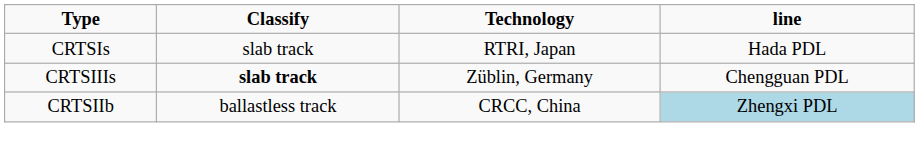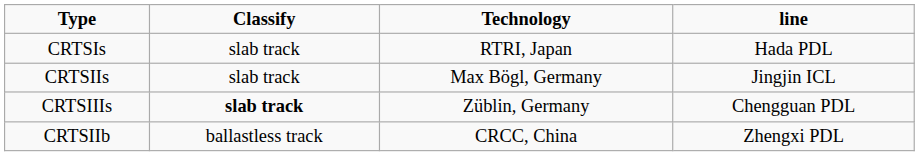+ row: (77, 77)
(787, 106) lightblue background -> (794, 135) no background
